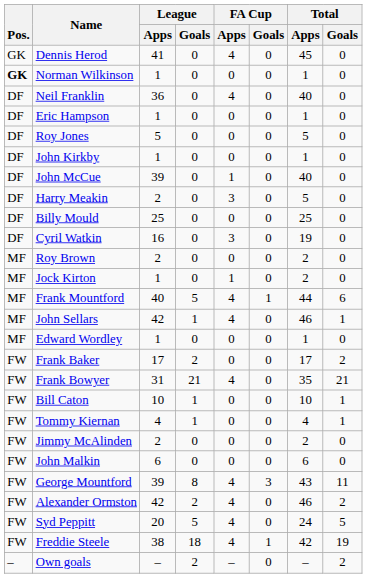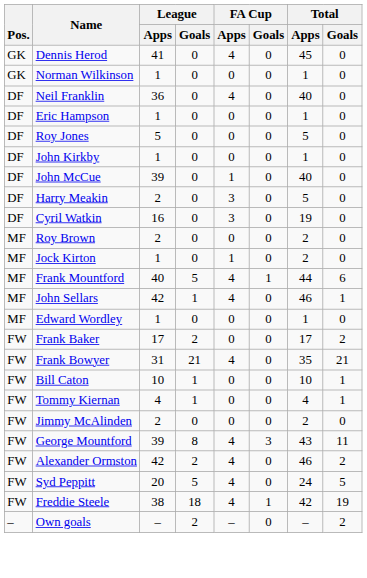(17, 75) bold -> (17, 75) normal
- row: (67, 217)
- row: (68, 461)
